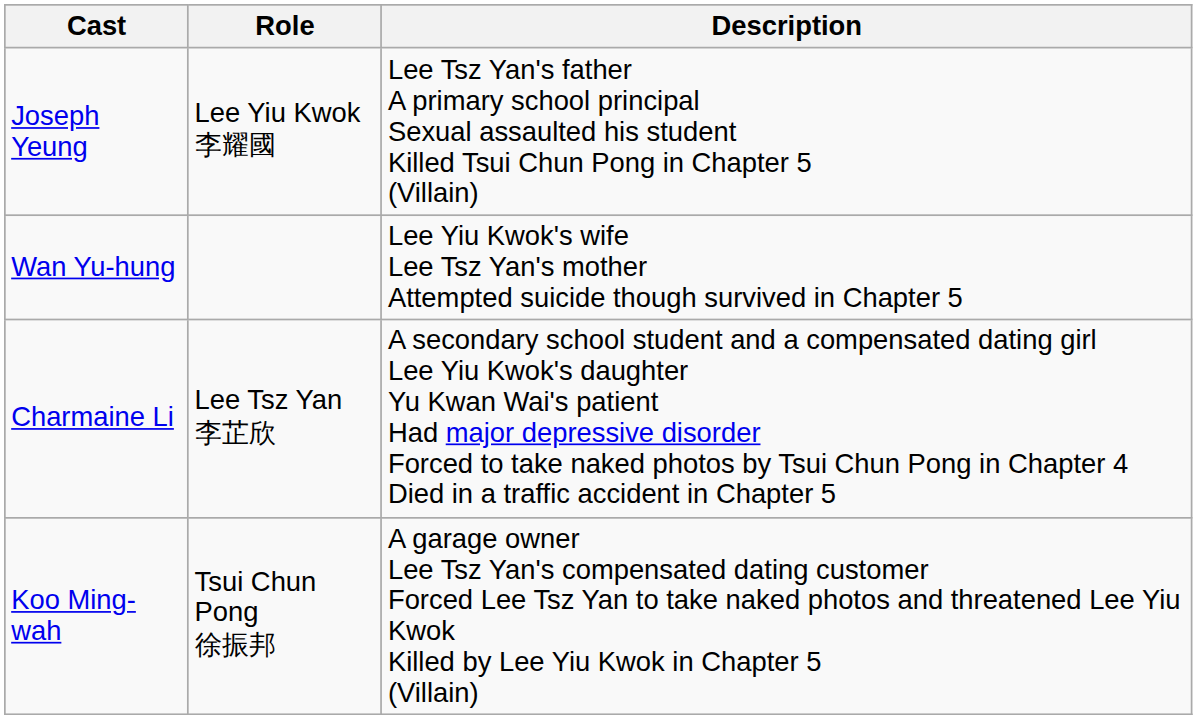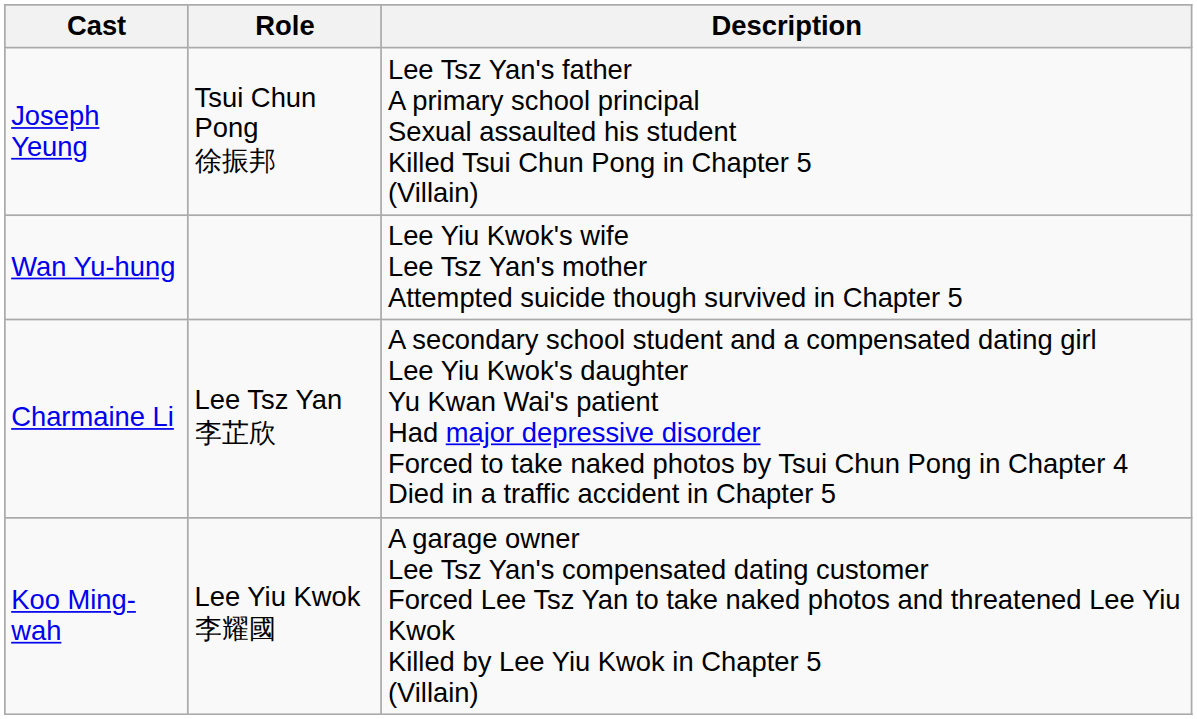(278, 129) Lee Yiu Kwok 李耀國 -> (255, 129) Tsui Chun Pong 徐振邦
(255, 613) Tsui Chun Pong 徐振邦 -> (278, 613) Lee Yiu Kwok 李耀國
